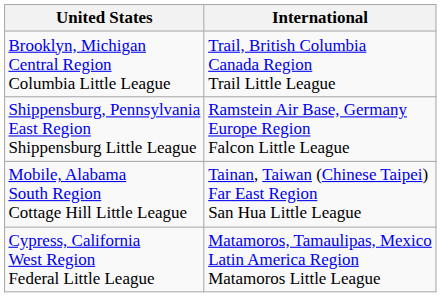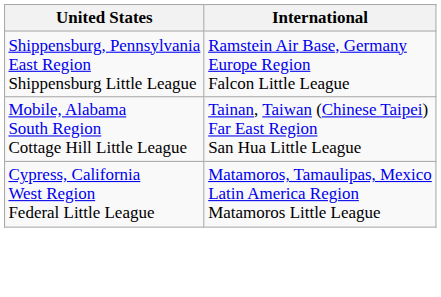- row: (89, 63)
